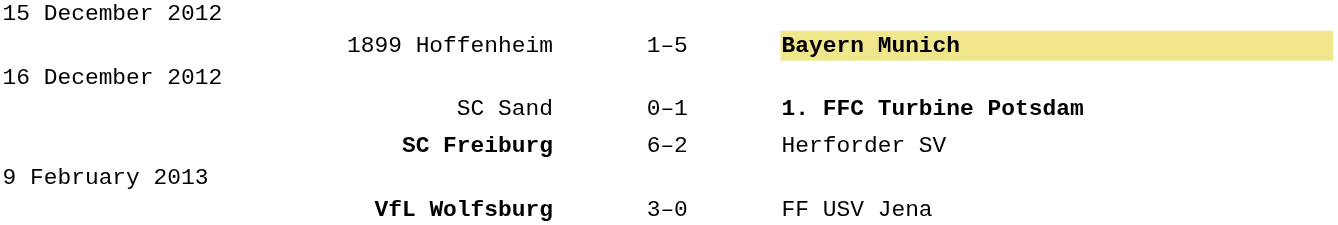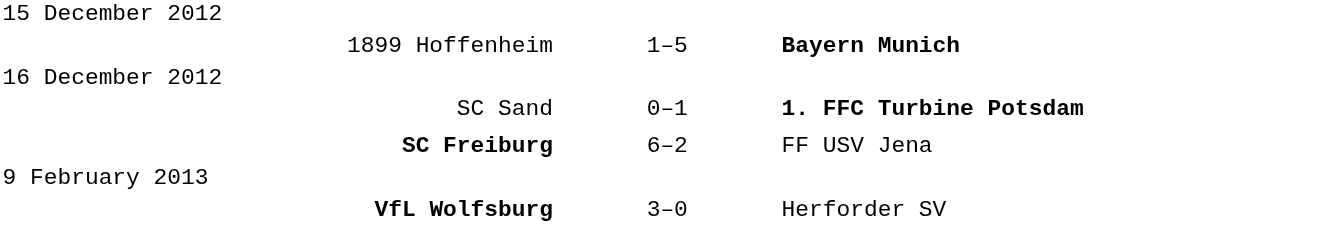(871, 46) khaki background -> (871, 46) no background
(864, 146) Herforder SV -> (857, 146) FF USV Jena
(857, 209) FF USV Jena -> (864, 209) Herforder SV
